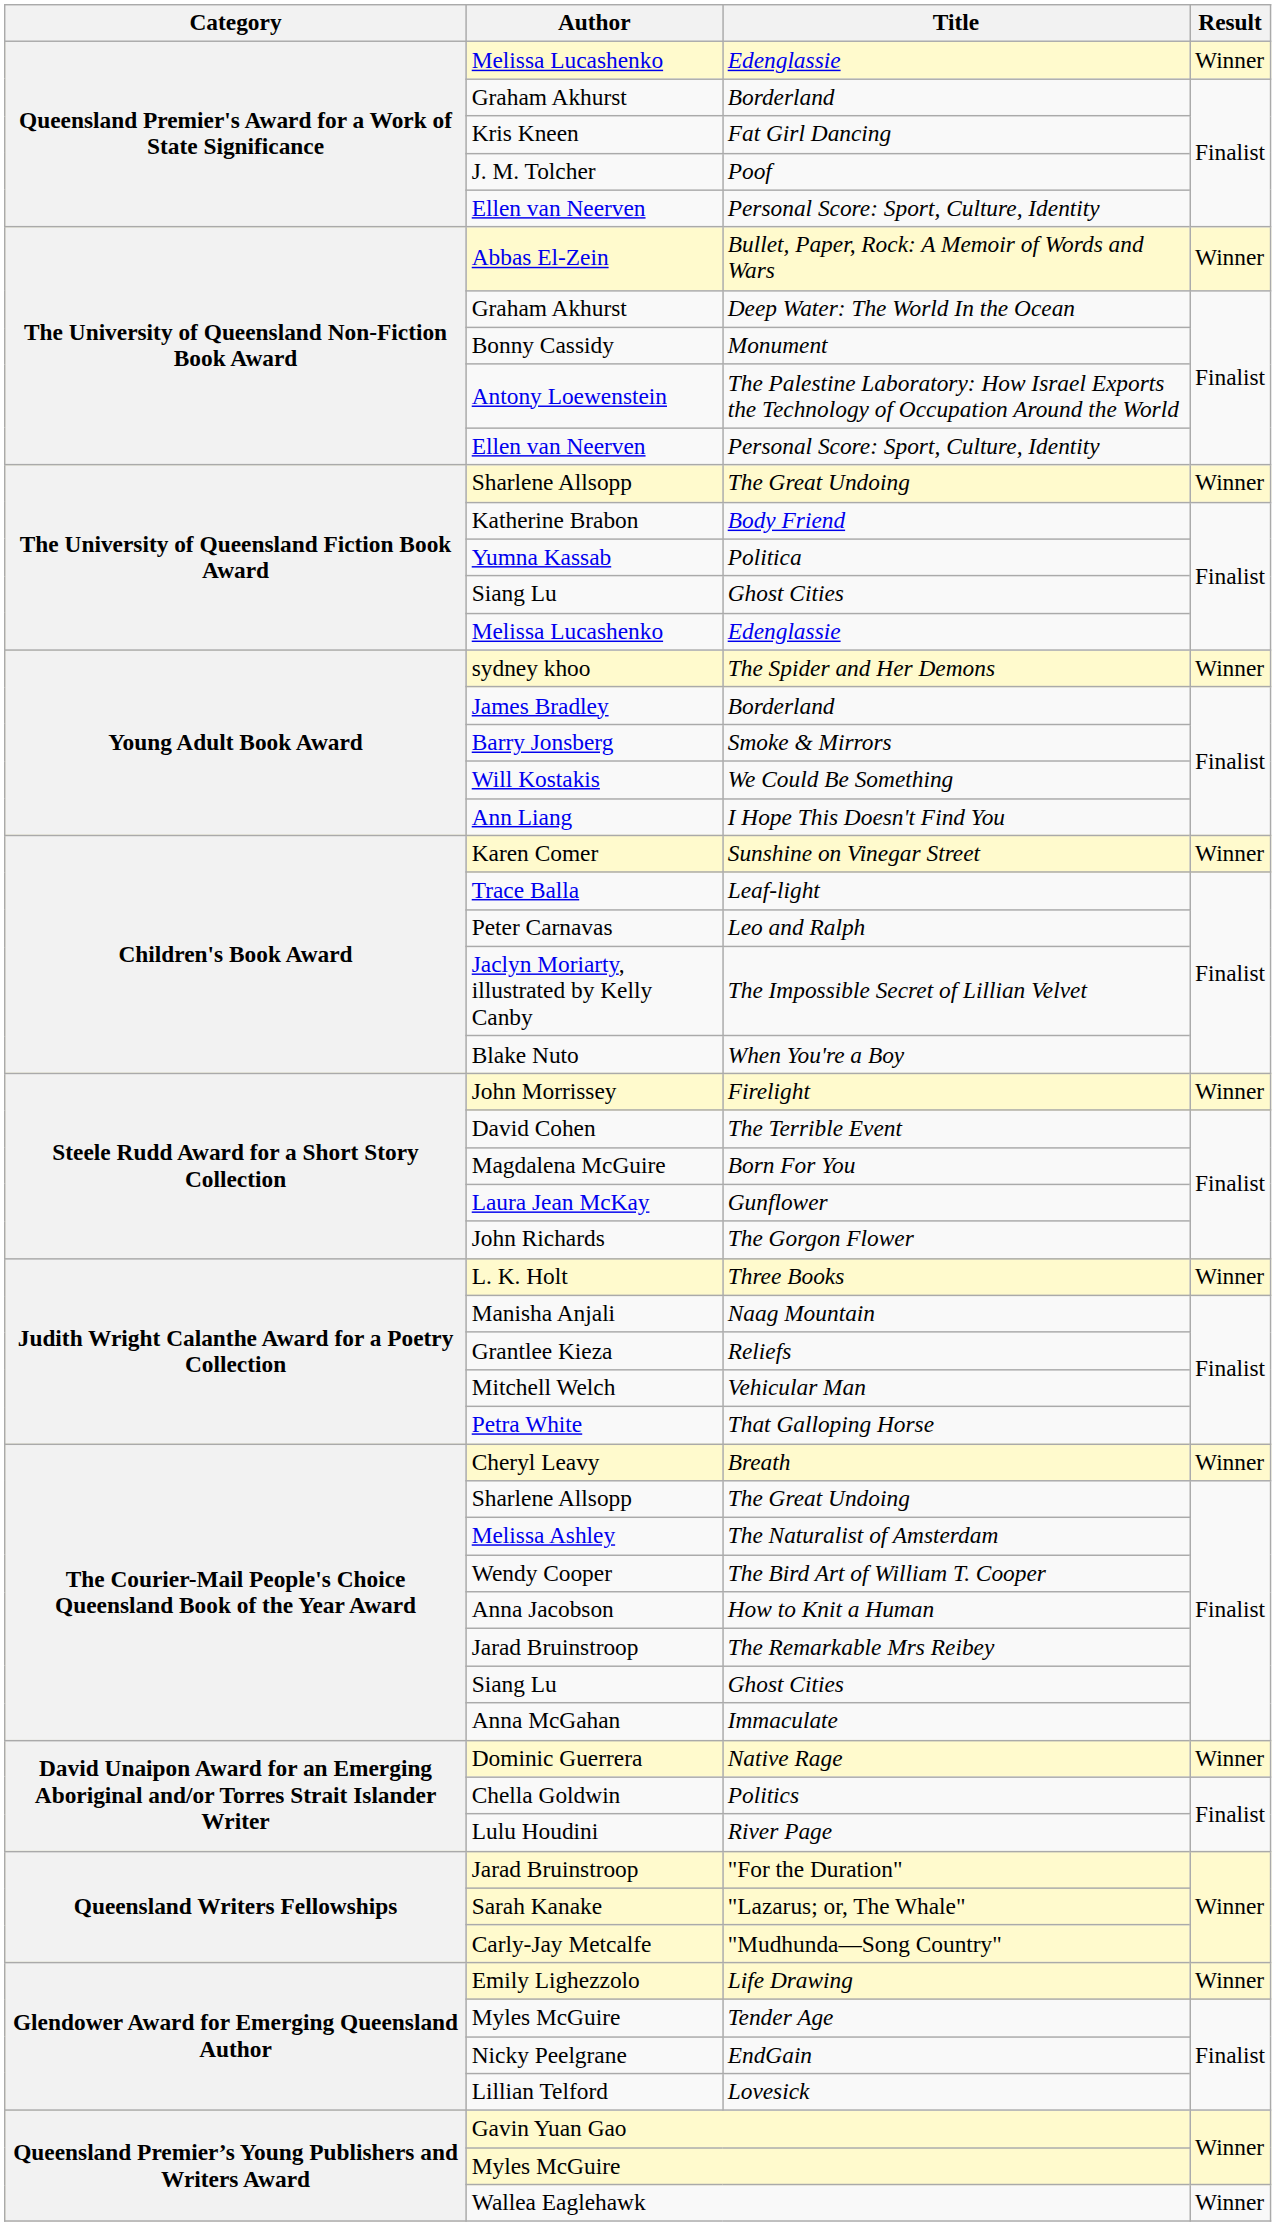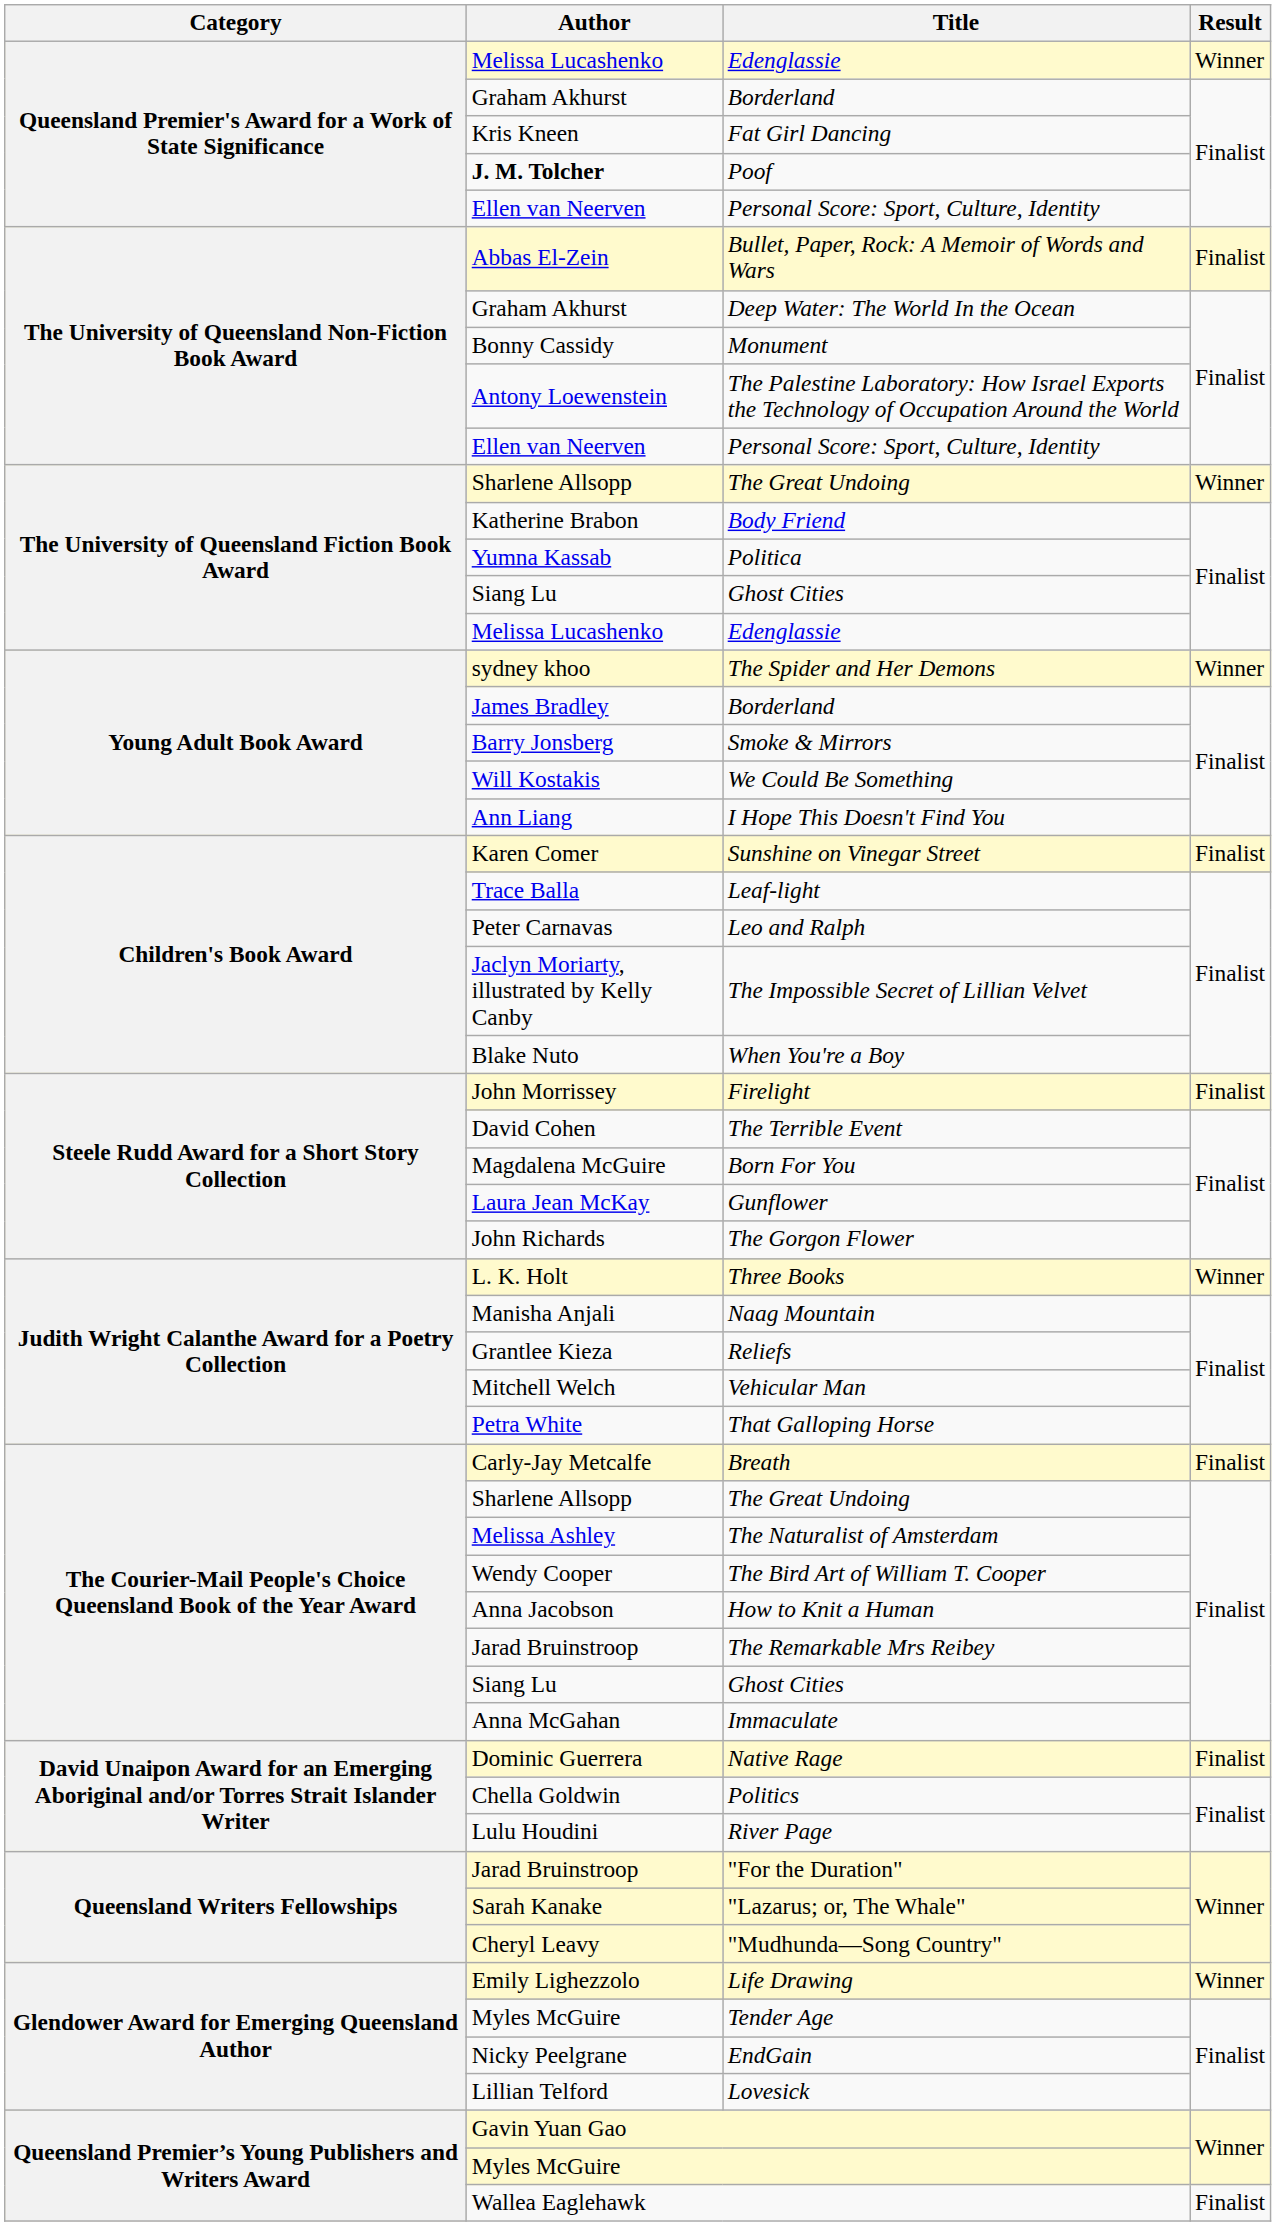(534, 171) normal -> (538, 171) bold
(1230, 258) Winner -> (1230, 258) Finalist
(1230, 853) Winner -> (1230, 853) Finalist
(1230, 1091) Winner -> (1230, 1091) Finalist
(536, 1461) Cheryl Leavy -> (562, 1461) Carly-Jay Metcalfe
(1230, 1461) Winner -> (1230, 1461) Finalist
(1230, 1758) Winner -> (1230, 1758) Finalist
(562, 1943) Carly-Jay Metcalfe -> (536, 1943) Cheryl Leavy
(1230, 2202) Winner -> (1230, 2202) Finalist
